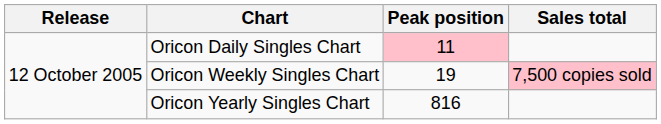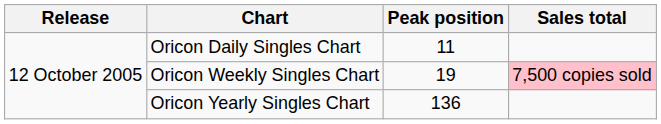(446, 47) pink background -> (446, 47) no background
(446, 103) 816 -> (446, 103) 136
